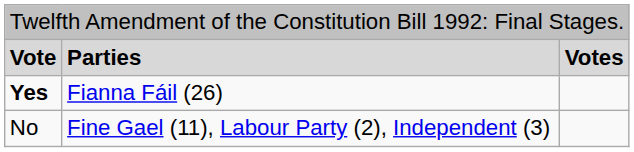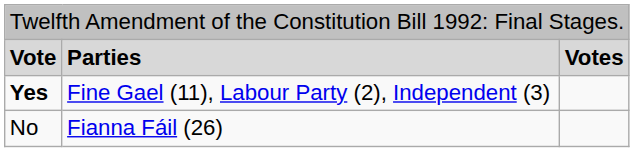(145, 92) Fianna Fáil (26) -> (309, 92) Fine Gael (11), Labour Party (2), Independent (3)
(309, 127) Fine Gael (11), Labour Party (2), Independent (3) -> (145, 127) Fianna Fáil (26)
